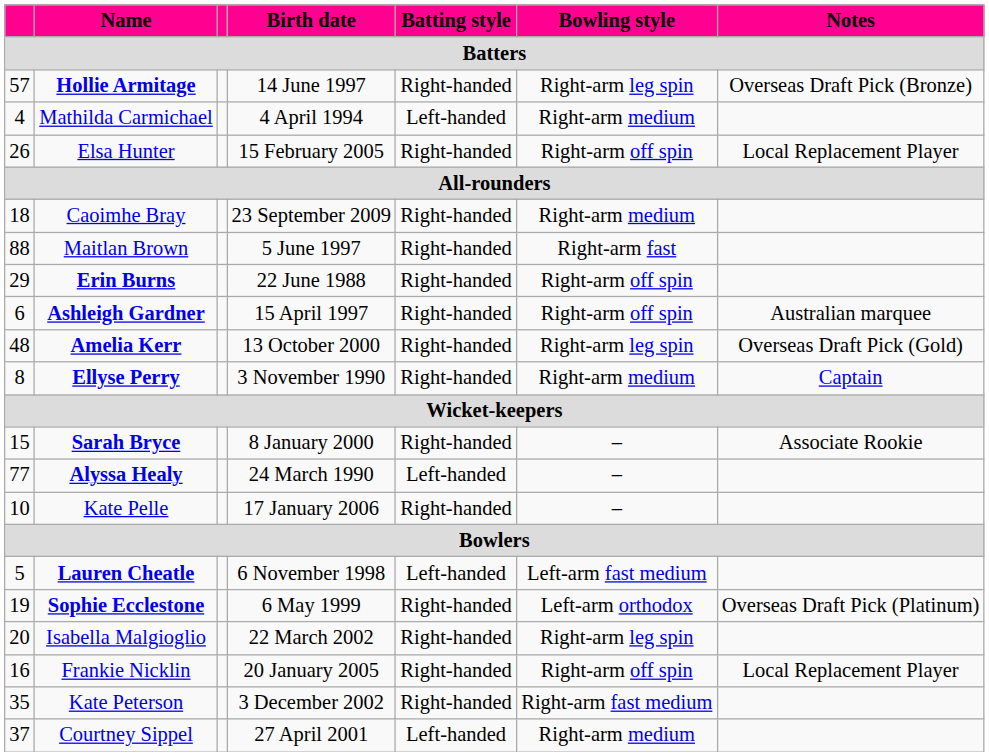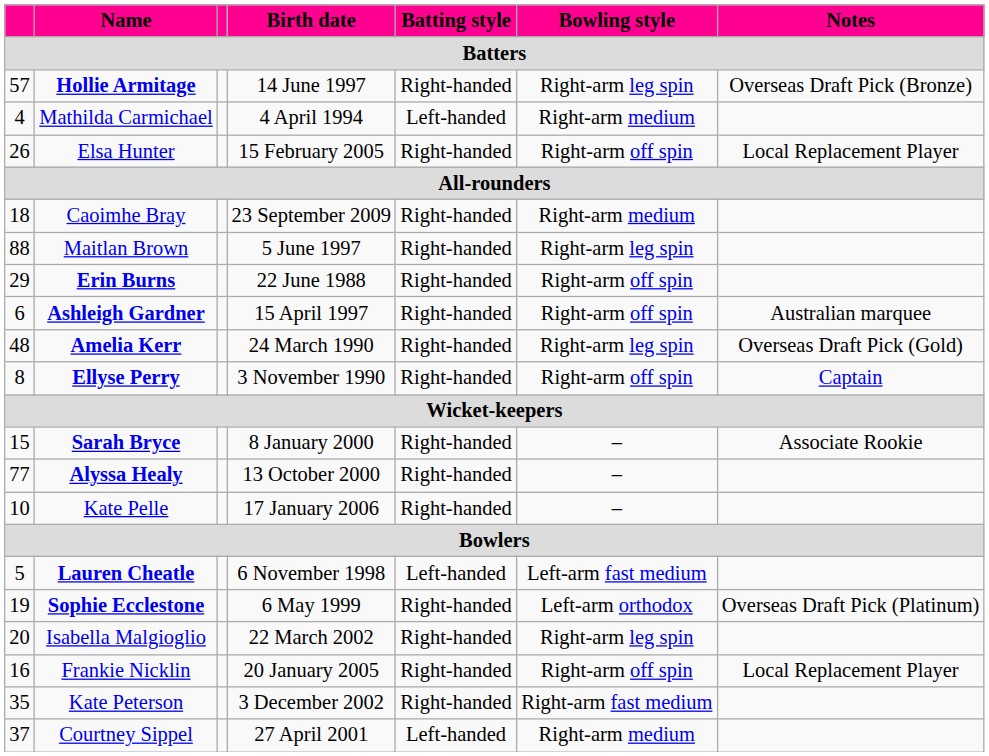(617, 248) Right-arm fast -> (617, 248) Right-arm leg spin
(311, 345) 13 October 2000 -> (311, 345) 24 March 1990
(617, 378) Right-arm medium -> (617, 378) Right-arm off spin
(311, 475) 24 March 1990 -> (311, 475) 13 October 2000
(456, 475) Left-handed -> (456, 475) Right-handed
